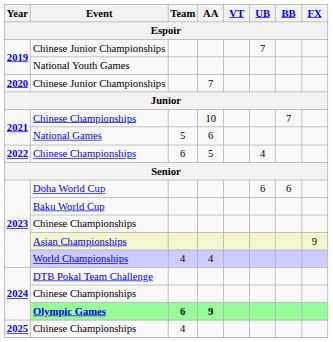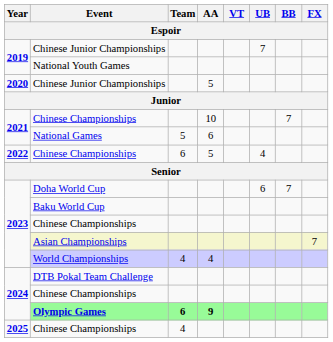(211, 83) 7 -> (211, 83) 5
(289, 188) 6 -> (289, 188) 7
(315, 241) 9 -> (315, 241) 7
